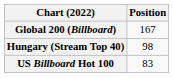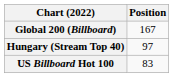(148, 47) 98 -> (148, 47) 97
